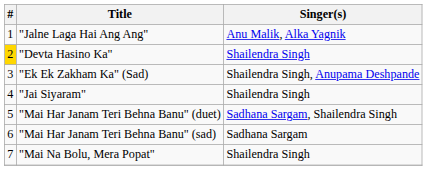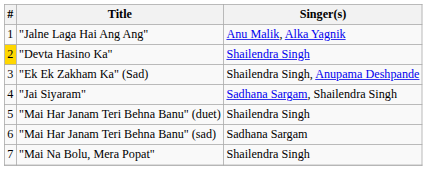(268, 94) Shailendra Singh -> (312, 94) Sadhana Sargam, Shailendra Singh
(312, 114) Sadhana Sargam, Shailendra Singh -> (268, 114) Shailendra Singh
